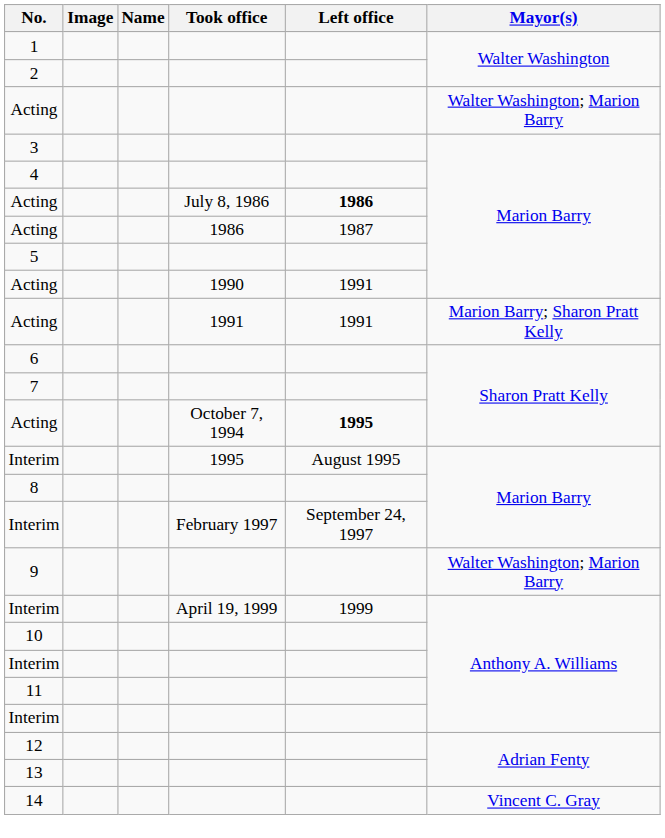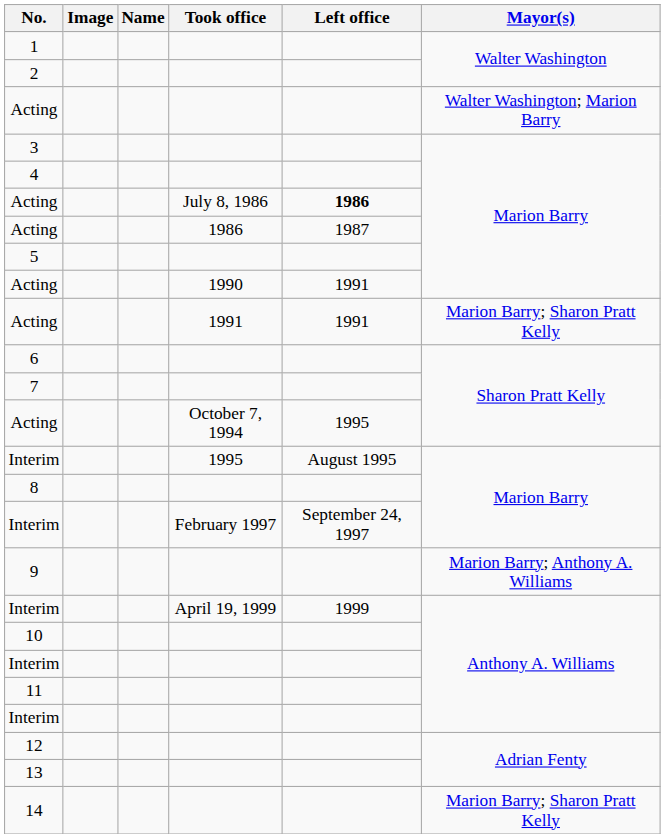(356, 423) bold -> (352, 423) normal
(544, 571) Walter Washington; Marion Barry -> (541, 571) Marion Barry; Anthony A. Williams
(544, 800) Vincent C. Gray -> (541, 810) Marion Barry; Sharon Pratt Kelly
